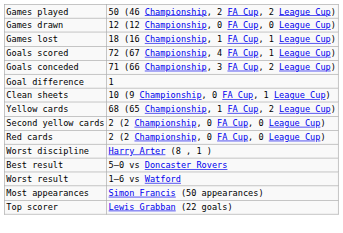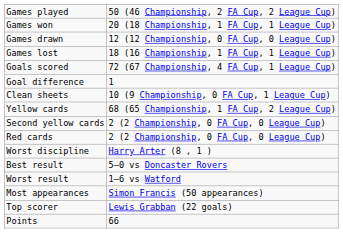+ row: (30, 25)
- row: (43, 67)
+ row: (22, 221)
